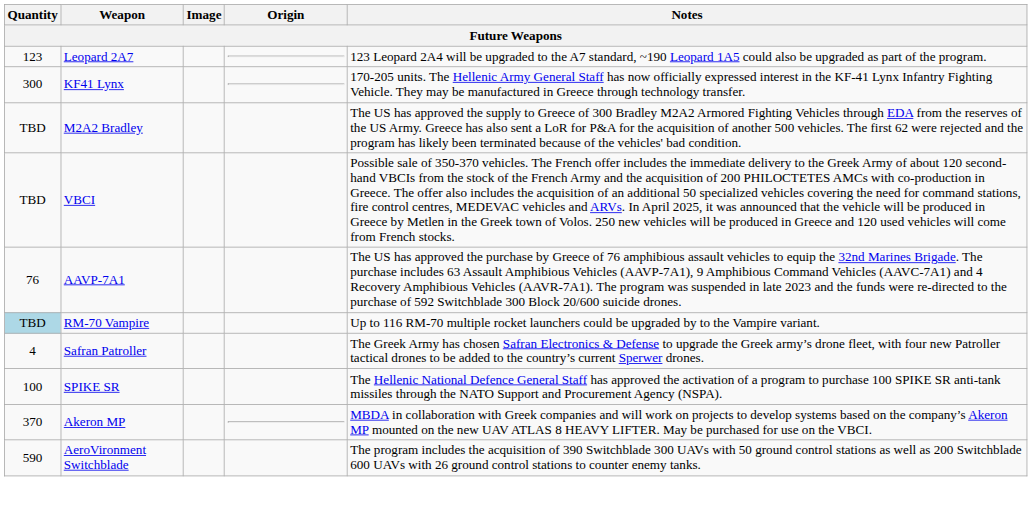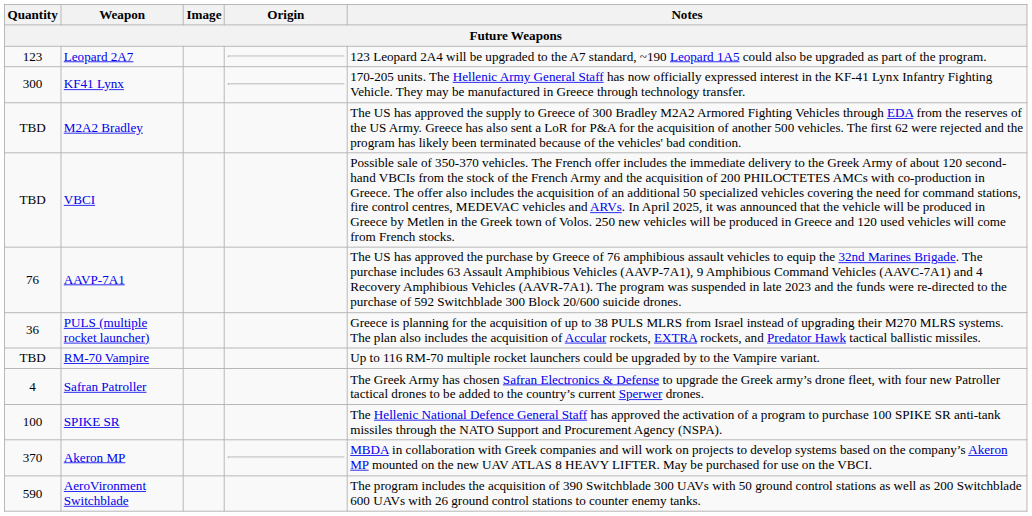+ row: (107, 330)
(33, 322) lightblue background -> (33, 358) no background
